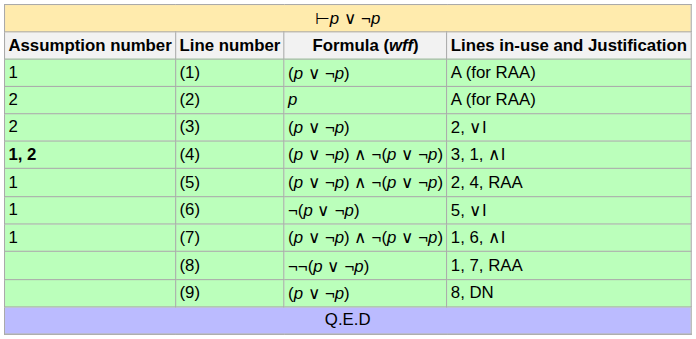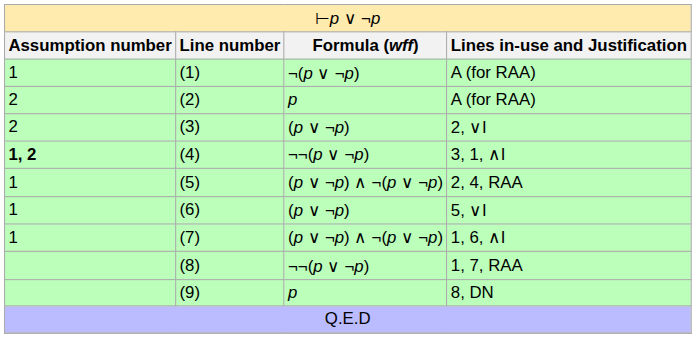(319, 73) (p ∨ ¬p) -> (324, 73) ¬(p ∨ ¬p)
(366, 155) (p ∨ ¬p) ∧ ¬(p ∨ ¬p) -> (329, 155) ¬¬(p ∨ ¬p)
(324, 210) ¬(p ∨ ¬p) -> (319, 210) (p ∨ ¬p)
(319, 293) (p ∨ ¬p) -> (293, 292) p
